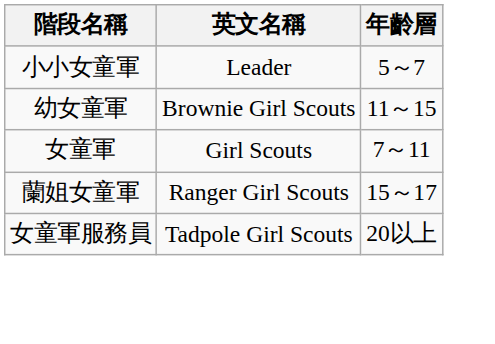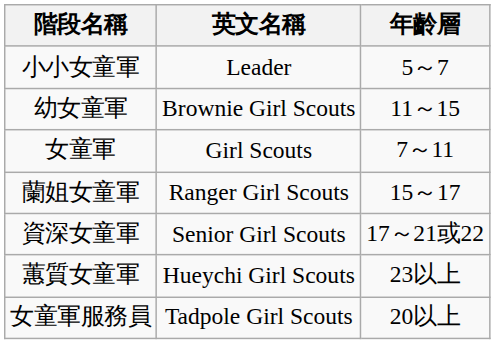+ row: (81, 233)
+ row: (81, 274)
